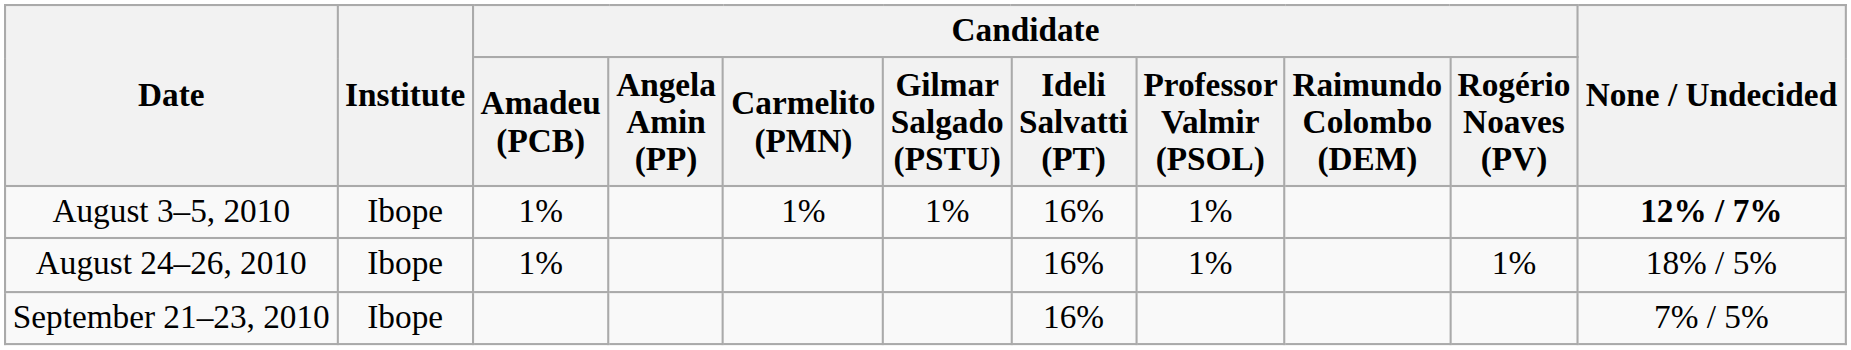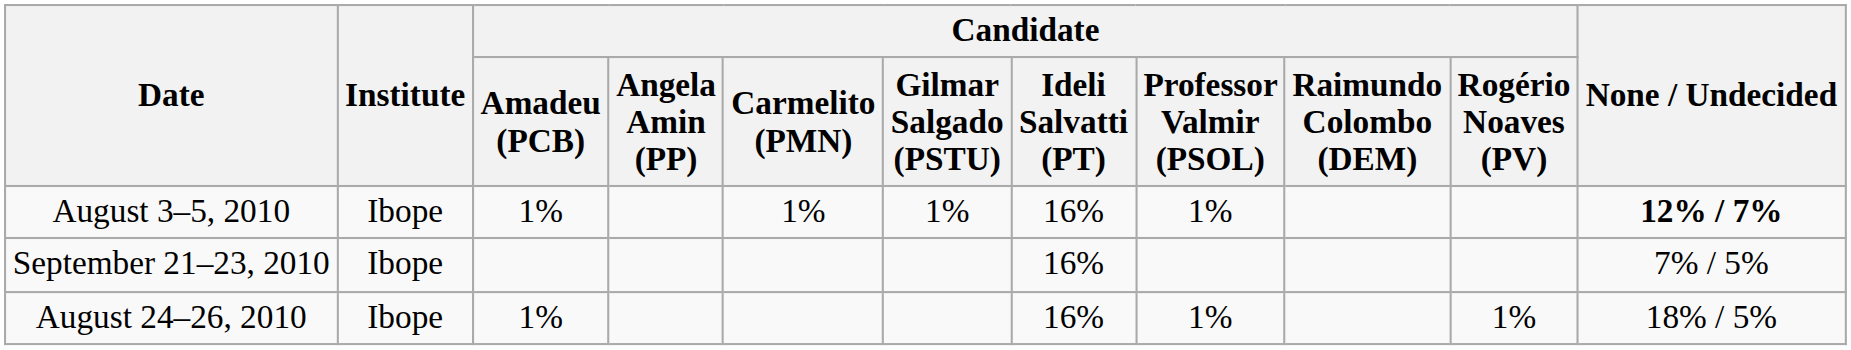rows swapped: (171, 264) <-> (171, 316)
